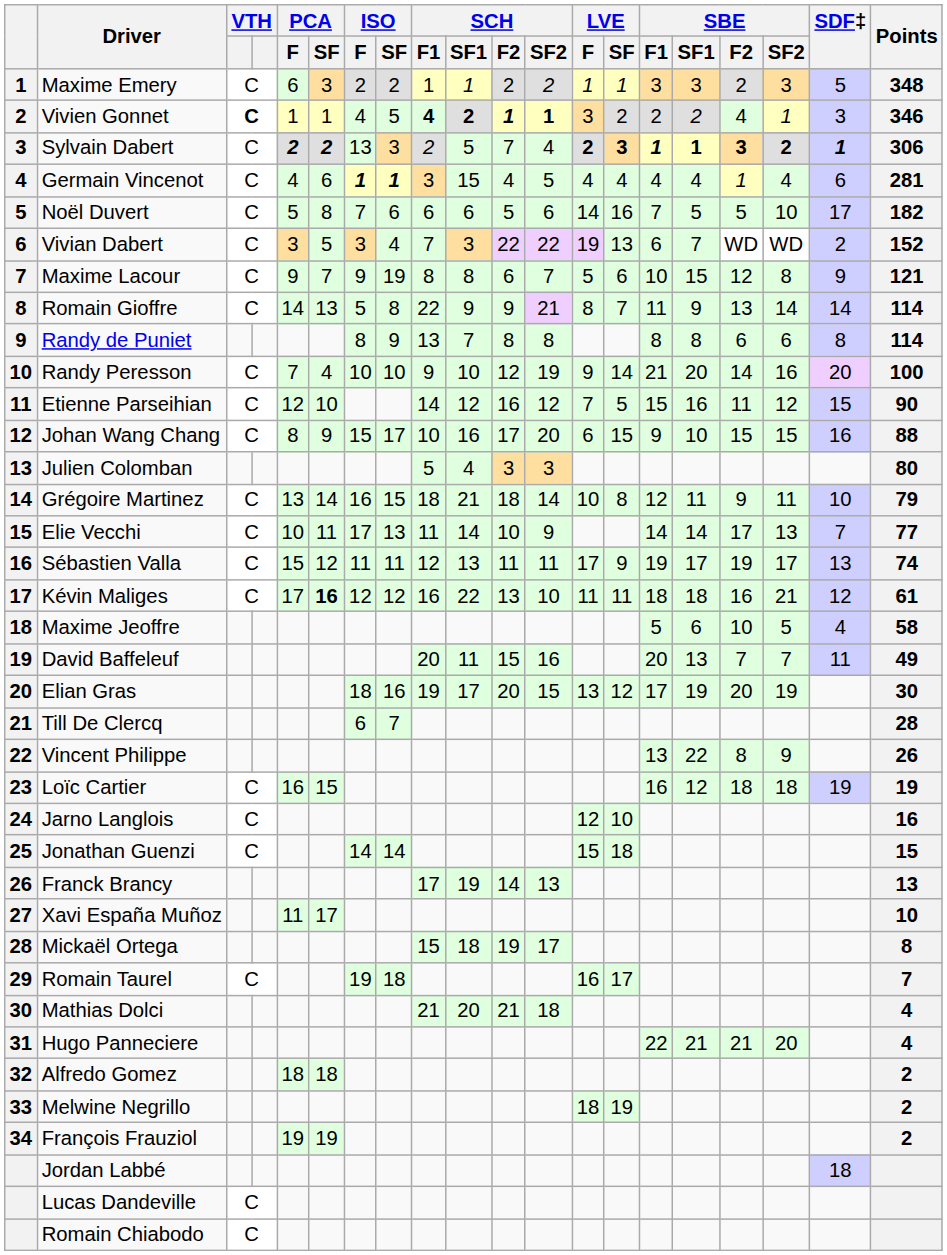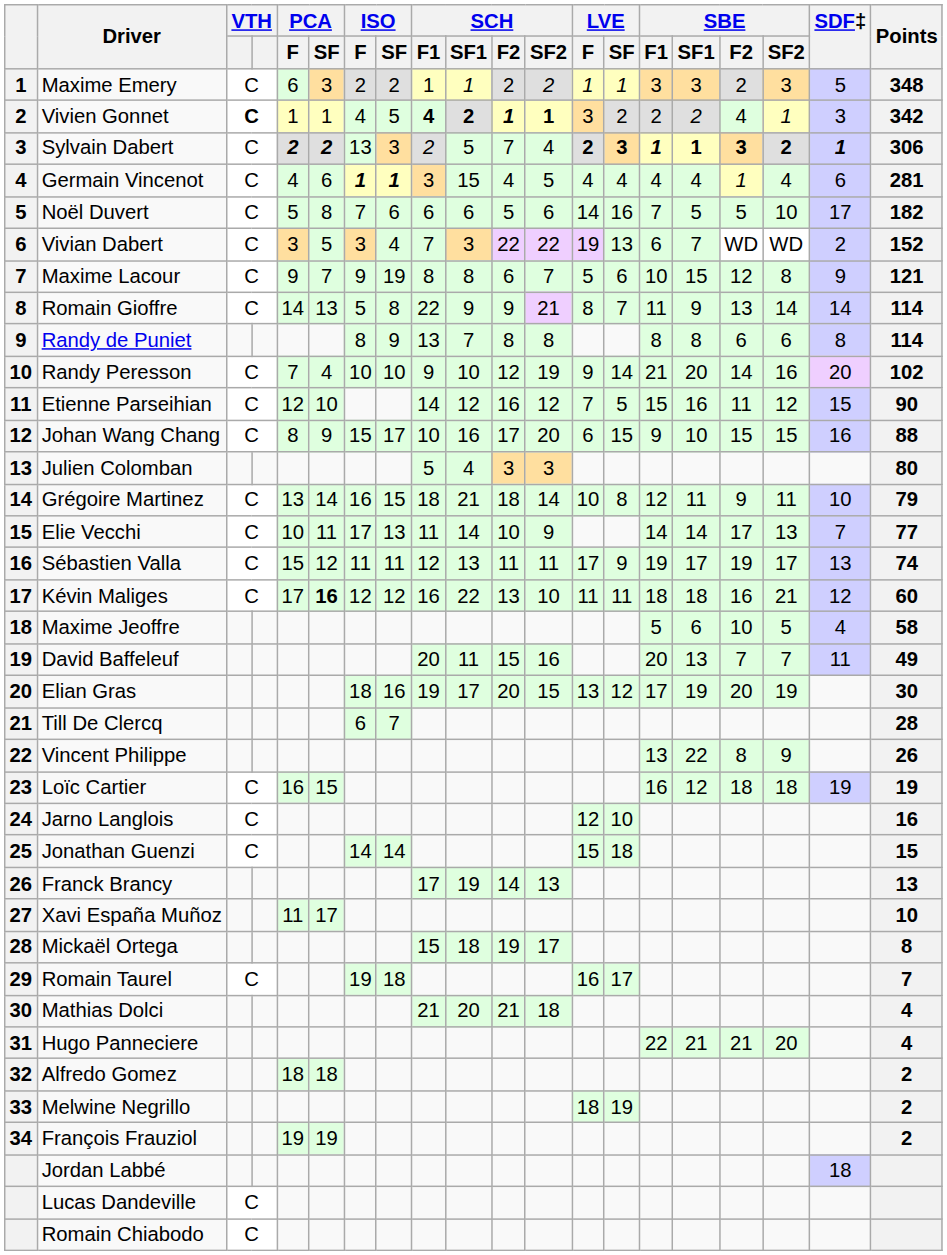(907, 116) 346 -> (907, 116) 342
(907, 372) 100 -> (907, 372) 102
(907, 595) 61 -> (907, 595) 60
